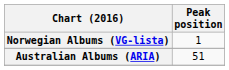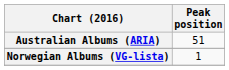rows swapped: (88, 57) <-> (88, 40)
